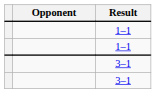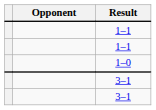+ row: (9, 63)
